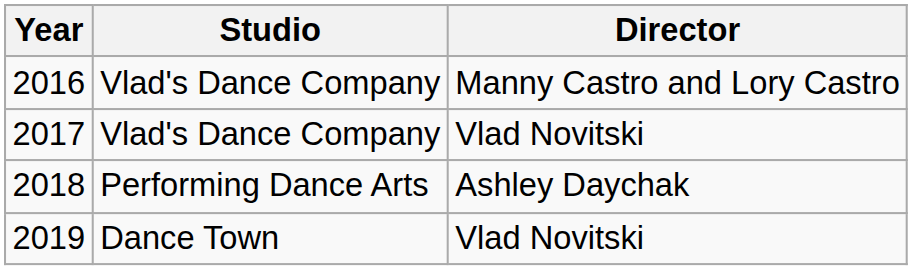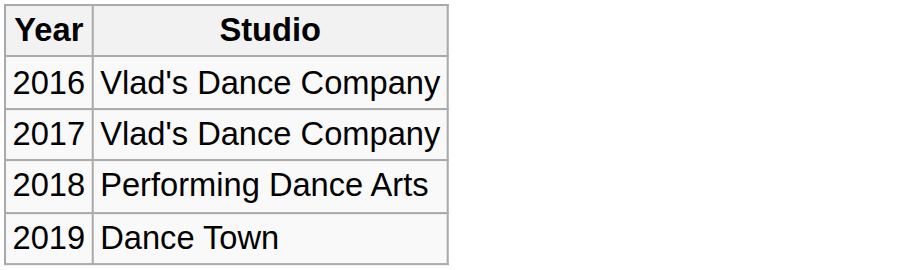- column: (678, 30)
